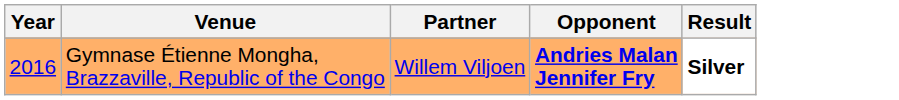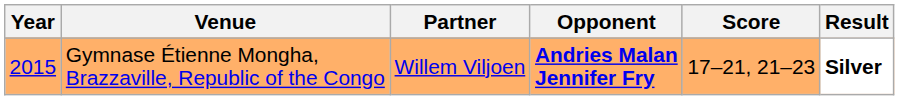+ column: (751, 22)
(33, 66) 2016 -> (33, 66) 2015
